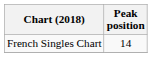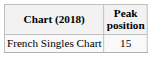(126, 43) 14 -> (126, 43) 15
